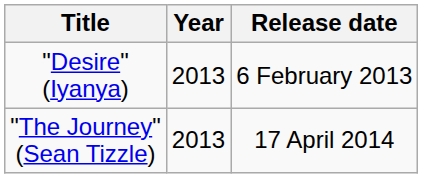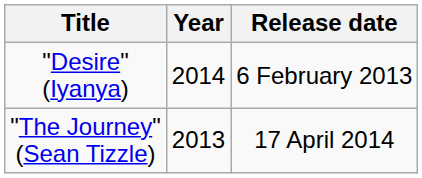(199, 75) 2013 -> (199, 75) 2014
